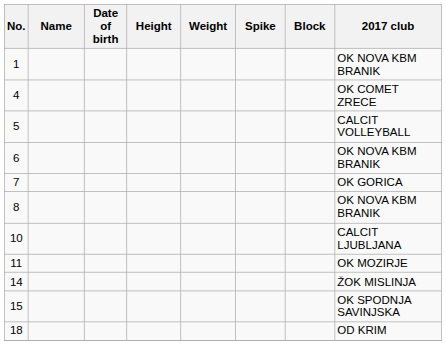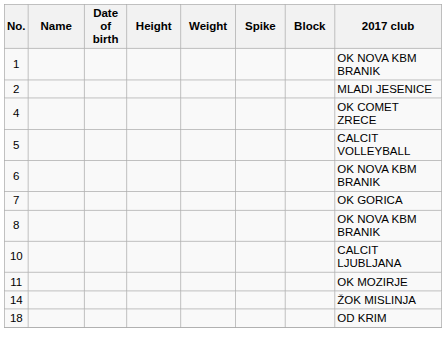+ row: (16, 89)
- row: (16, 306)
